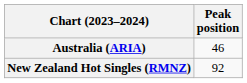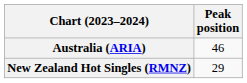(218, 68) 92 -> (218, 68) 29
